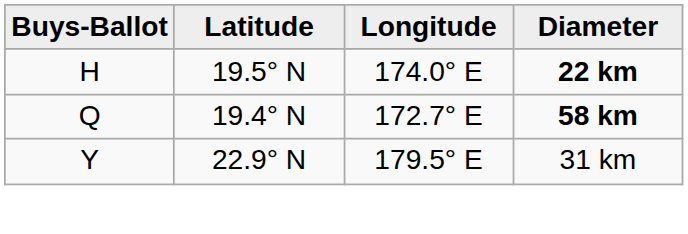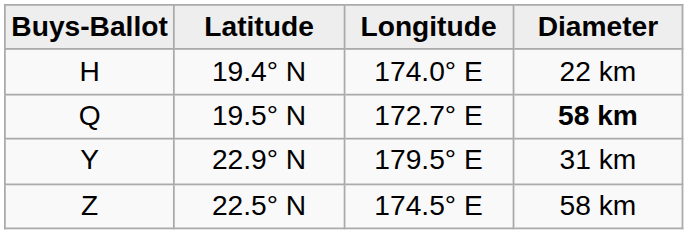(259, 71) 19.5° N -> (259, 71) 19.4° N
(598, 71) bold -> (598, 71) normal
(259, 116) 19.4° N -> (259, 116) 19.5° N
+ row: (90, 205)
